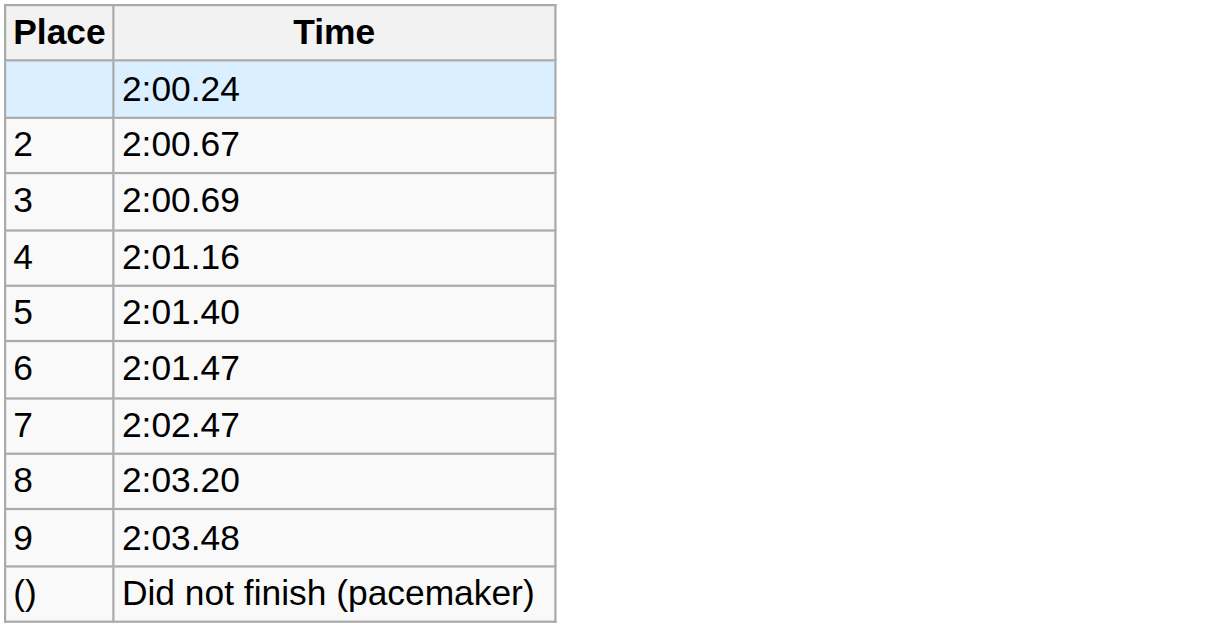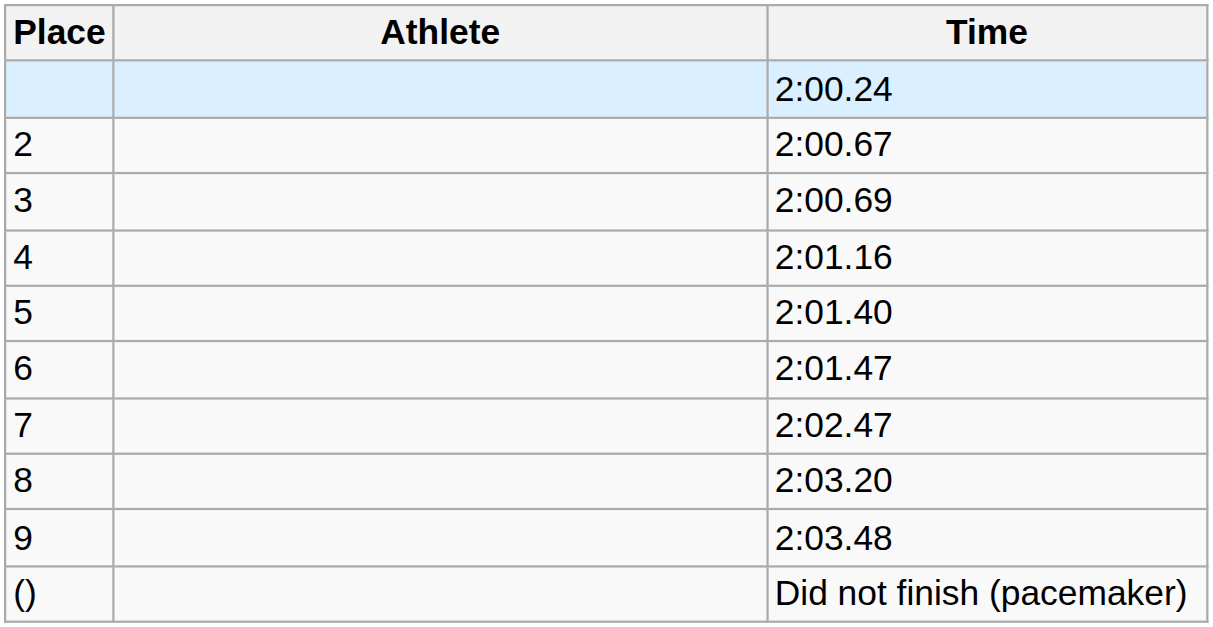+ column: (440, 32)
